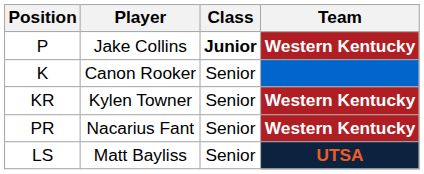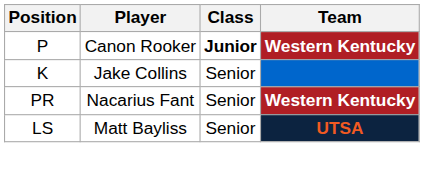(140, 45) Jake Collins -> (140, 45) Canon Rooker
(140, 73) Canon Rooker -> (140, 73) Jake Collins
- row: (43, 100)
